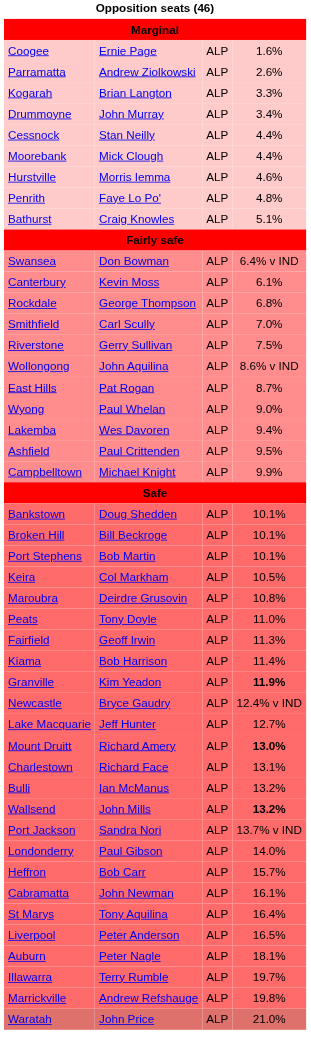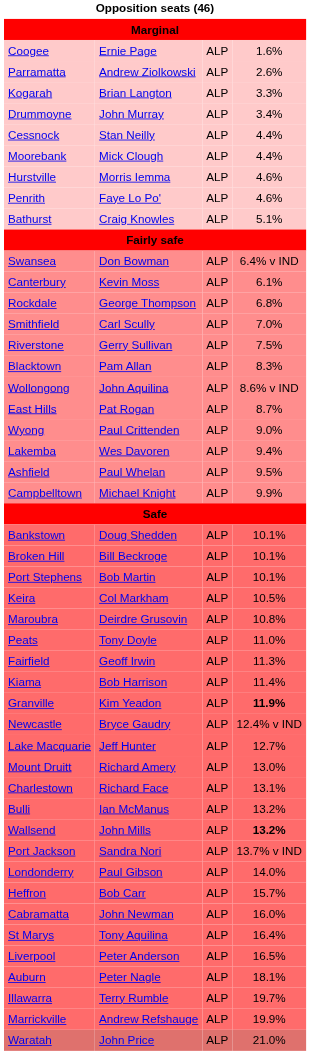(269, 198) 4.8% -> (269, 198) 4.6%
+ row: (35, 366)
(132, 408) Paul Whelan -> (139, 429) Paul Crittenden
(139, 450) Paul Crittenden -> (132, 472) Paul Whelan
(269, 745) bold -> (269, 766) normal
(269, 893) 16.1% -> (269, 914) 16.0%
(269, 998) 19.8% -> (269, 1019) 19.9%
